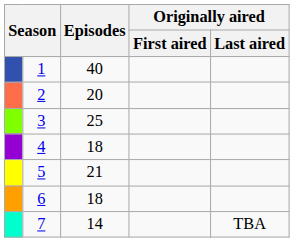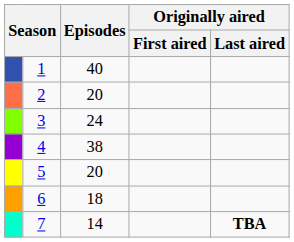(95, 120) 25 -> (95, 120) 24
(95, 146) 18 -> (95, 146) 38
(95, 172) 21 -> (95, 172) 20
(250, 224) normal -> (250, 224) bold
